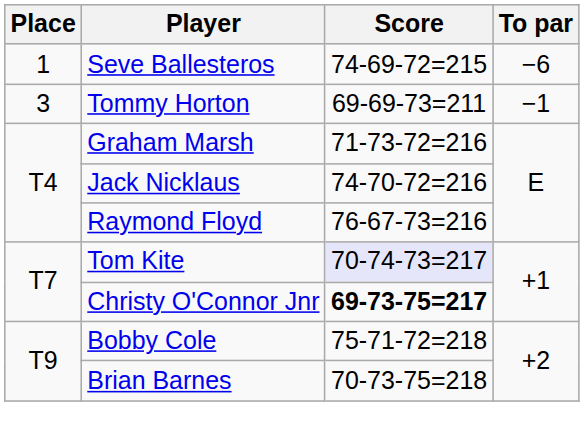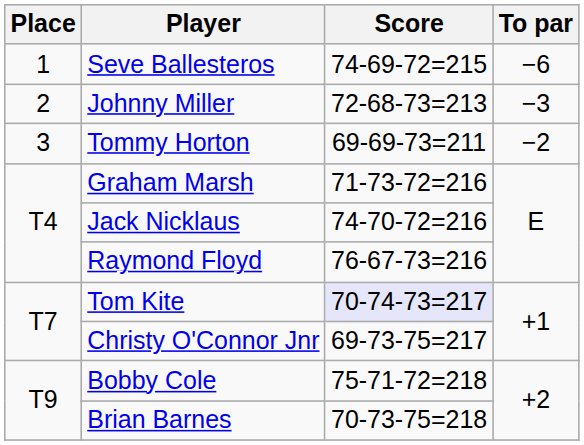+ row: (161, 103)
(536, 103) −1 -> (536, 143) −2
(409, 301) bold -> (409, 340) normal
